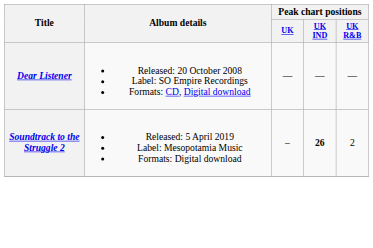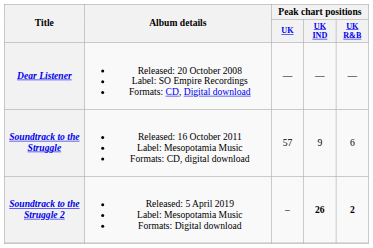+ row: (44, 143)
(352, 143) normal -> (352, 209) bold
